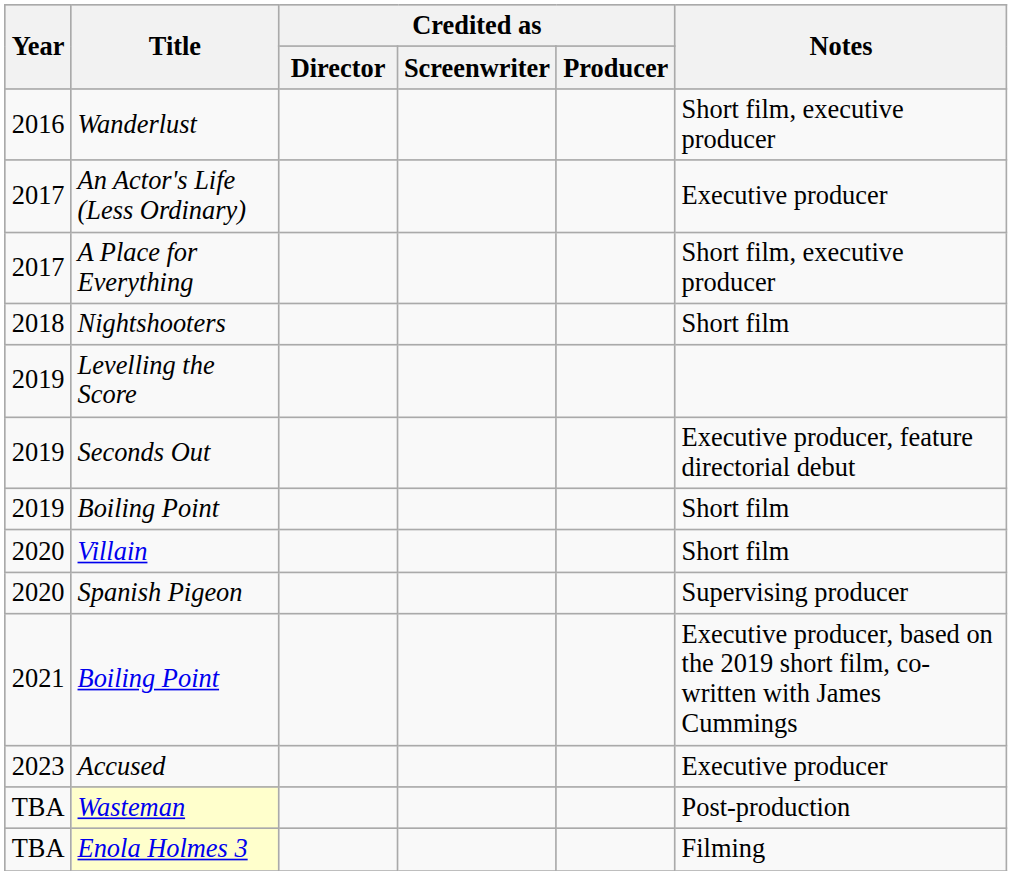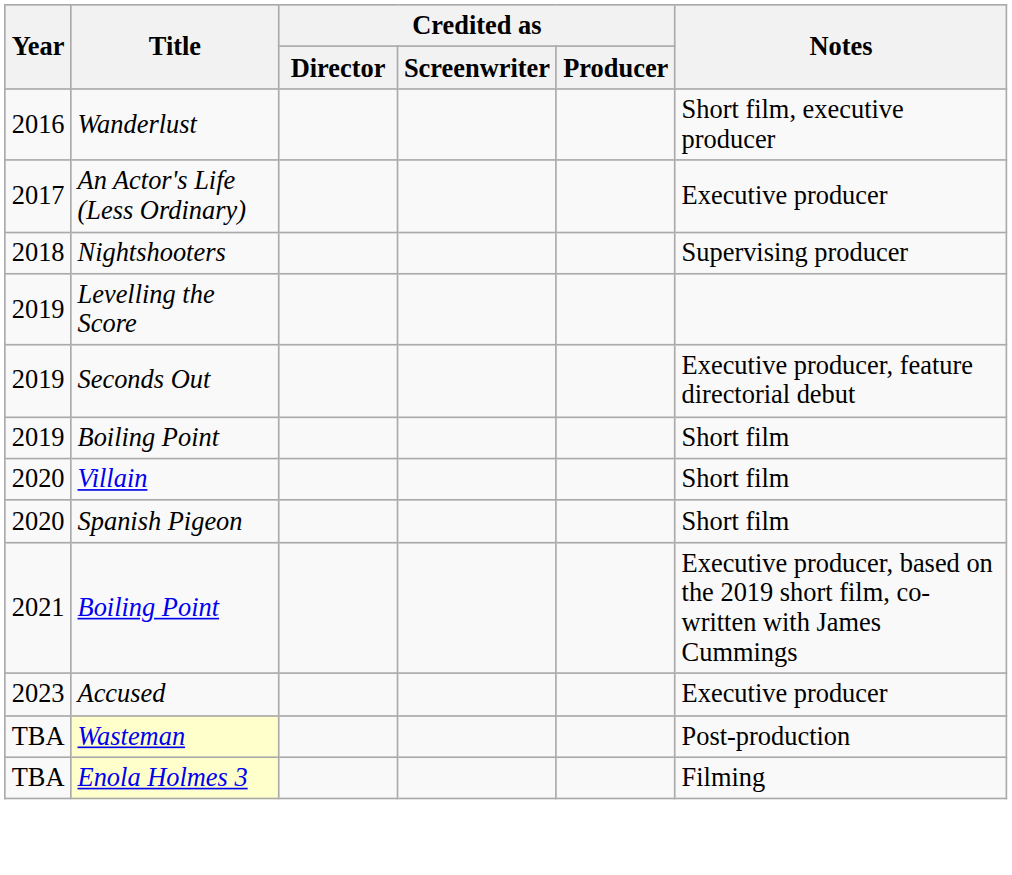- row: (38, 267)
(735, 323) Short film -> (795, 252) Supervising producer
(795, 592) Supervising producer -> (735, 521) Short film
